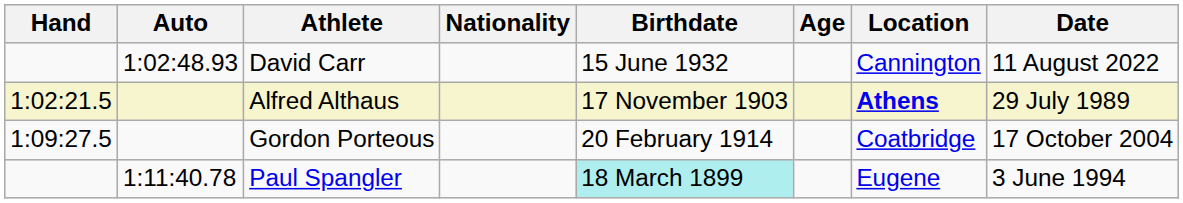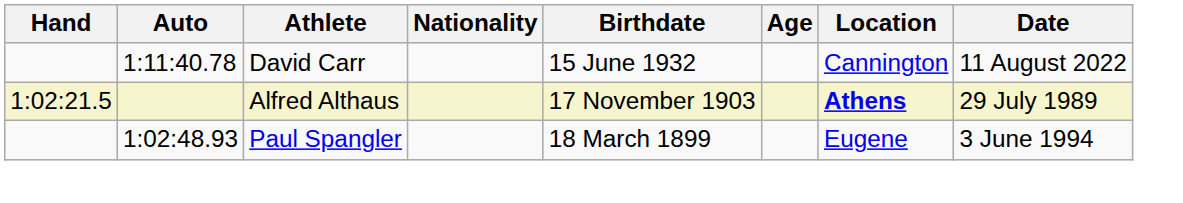(180, 62) 1:02:48.93 -> (180, 62) 1:11:40.78
- row: (342, 139)
(180, 178) 1:11:40.78 -> (180, 139) 1:02:48.93
(662, 178) paleturquoise background -> (630, 139) no background
